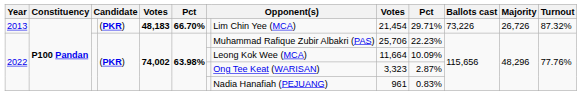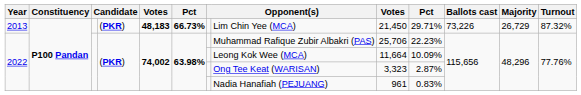(189, 26) 66.70% -> (189, 26) 66.73%
(393, 26) 21,454 -> (393, 26) 21,450
(515, 26) 26,726 -> (515, 26) 26,729
